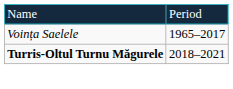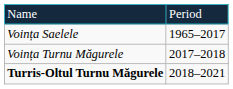+ row: (65, 53)
